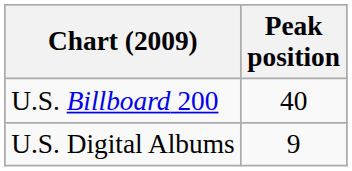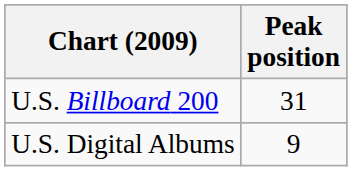(294, 100) 40 -> (294, 100) 31
